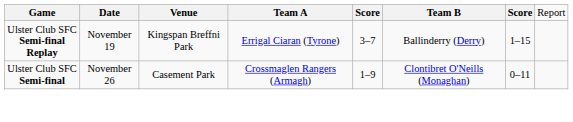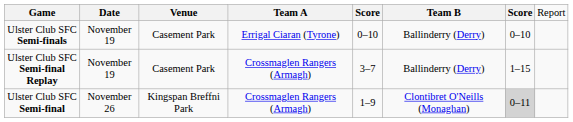+ row: (42, 35)
(184, 40) Kingspan Breffni Park -> (184, 69) Casement Park
(291, 40) Errigal Ciaran (Tyrone) -> (291, 69) Crossmaglen Rangers (Armagh)
(184, 74) Casement Park -> (184, 103) Kingspan Breffni Park
(520, 74) no background -> (520, 103) lightgrey background
